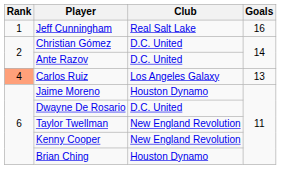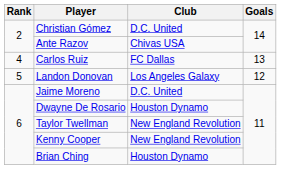- row: (74, 28)
(156, 60) D.C. United -> (157, 44) Chivas USA
(19, 76) lightsalmon background -> (19, 60) no background
(175, 76) Los Angeles Galaxy -> (152, 60) FC Dallas
+ row: (74, 76)
(169, 92) Houston Dynamo -> (156, 92) D.C. United
(156, 108) D.C. United -> (169, 108) Houston Dynamo
